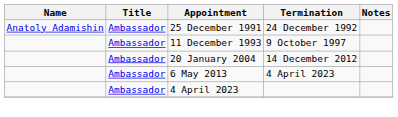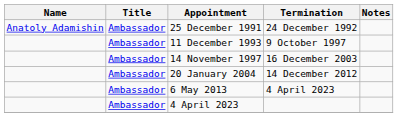+ row: (216, 58)
